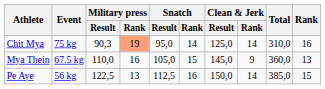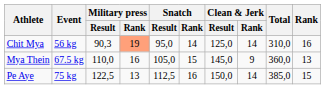(65, 44) 75 kg -> (65, 44) 56 kg
(65, 76) 56 kg -> (65, 76) 75 kg
